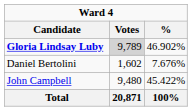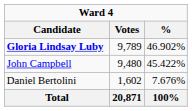(130, 47) lightgrey background -> (130, 47) no background
rows swapped: (39, 81) <-> (41, 64)
